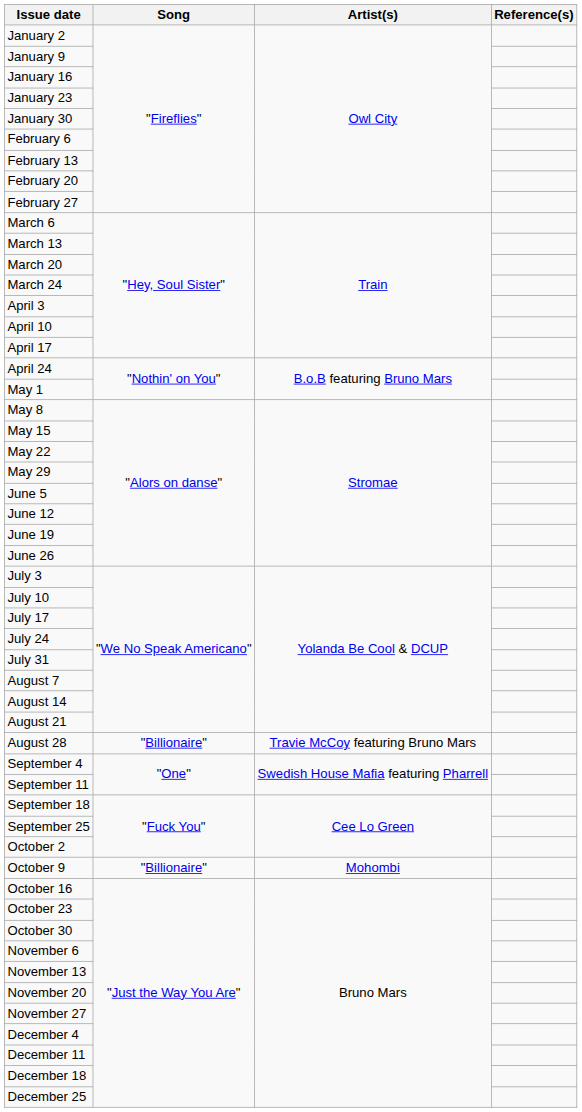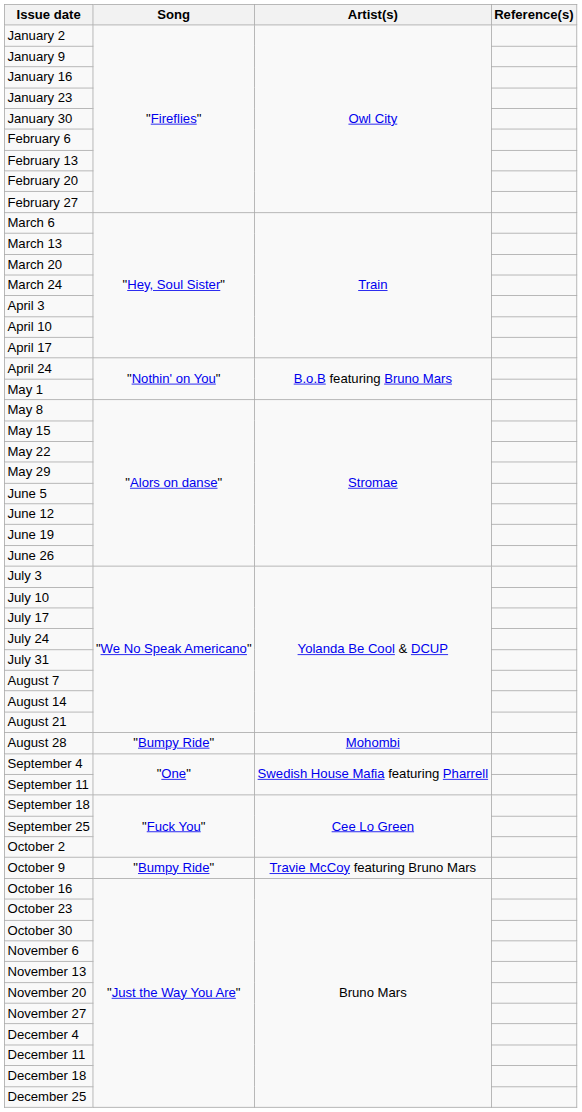(174, 743) "Billionaire" -> (174, 743) "Bumpy Ride"
(373, 743) Travie McCoy featuring Bruno Mars -> (373, 743) Mohombi
(174, 868) "Billionaire" -> (174, 868) "Bumpy Ride"
(373, 868) Mohombi -> (373, 868) Travie McCoy featuring Bruno Mars
